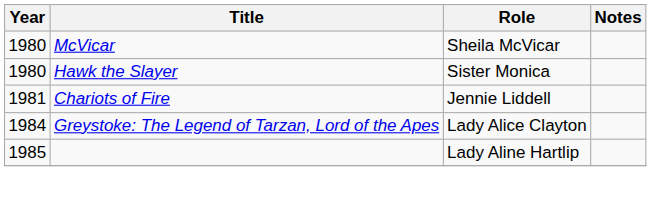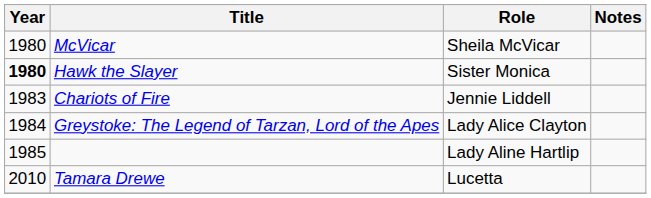(27, 71) normal -> (27, 71) bold
(27, 98) 1981 -> (27, 98) 1983
+ row: (109, 179)
